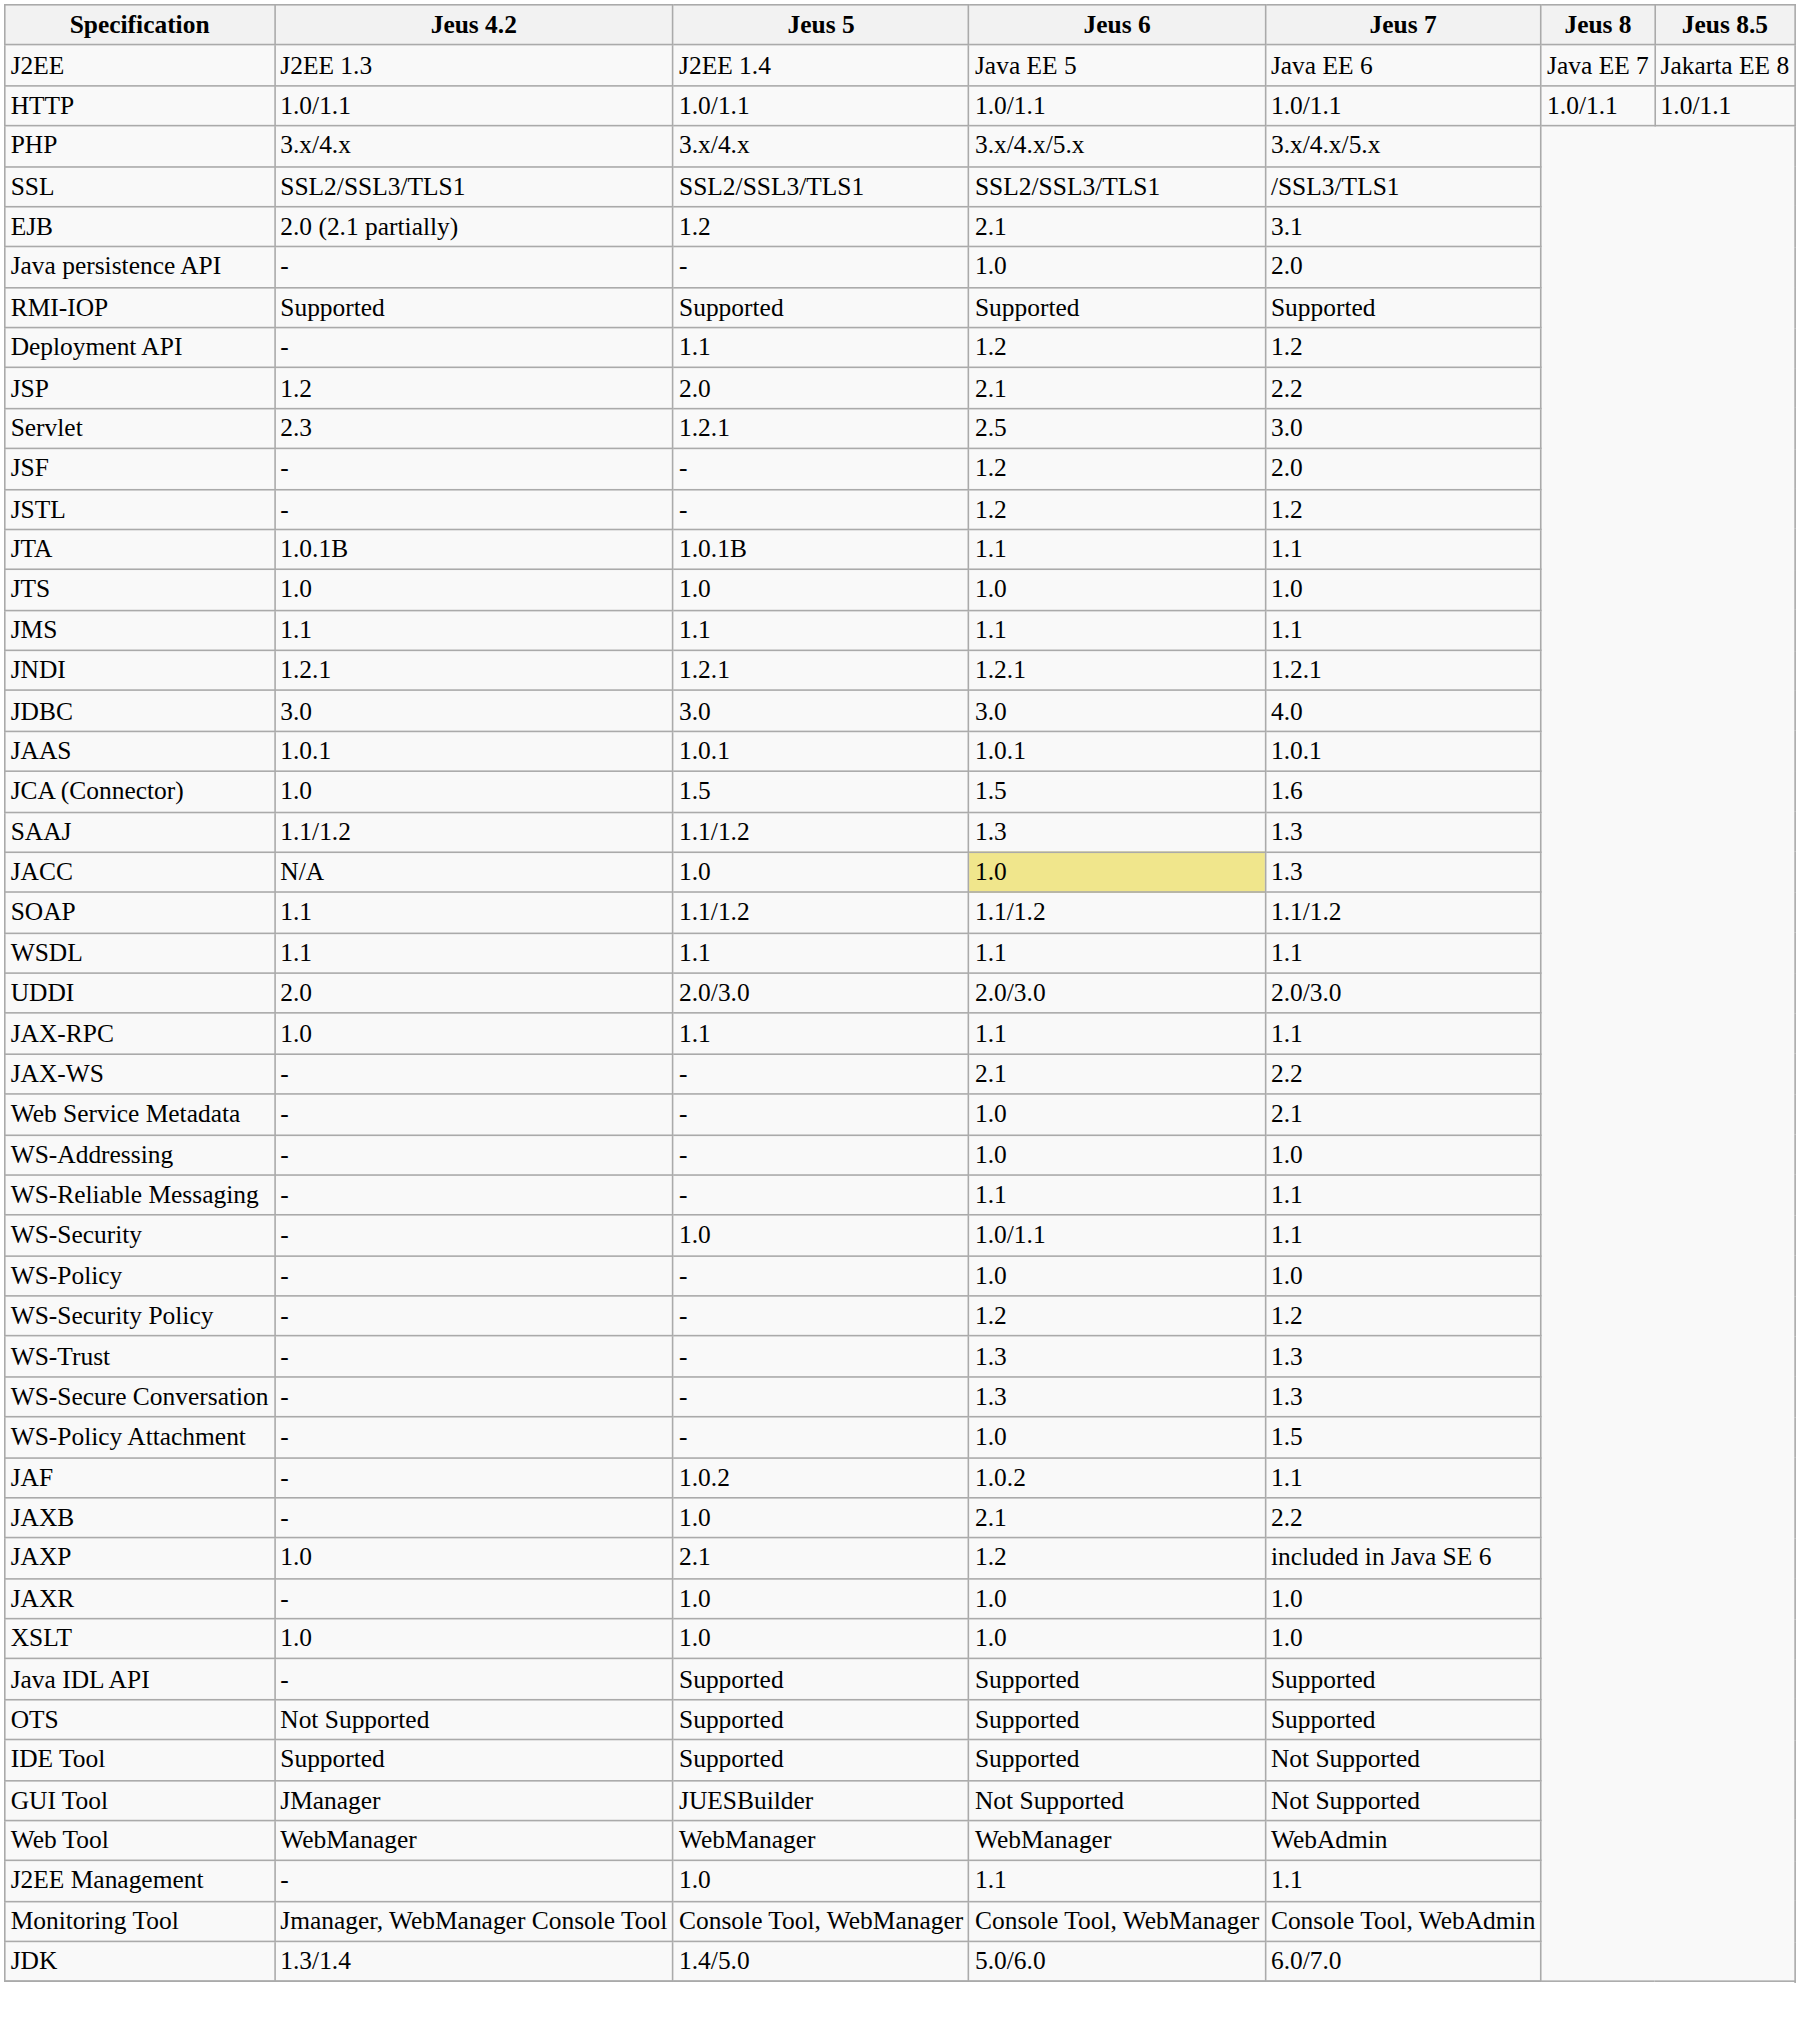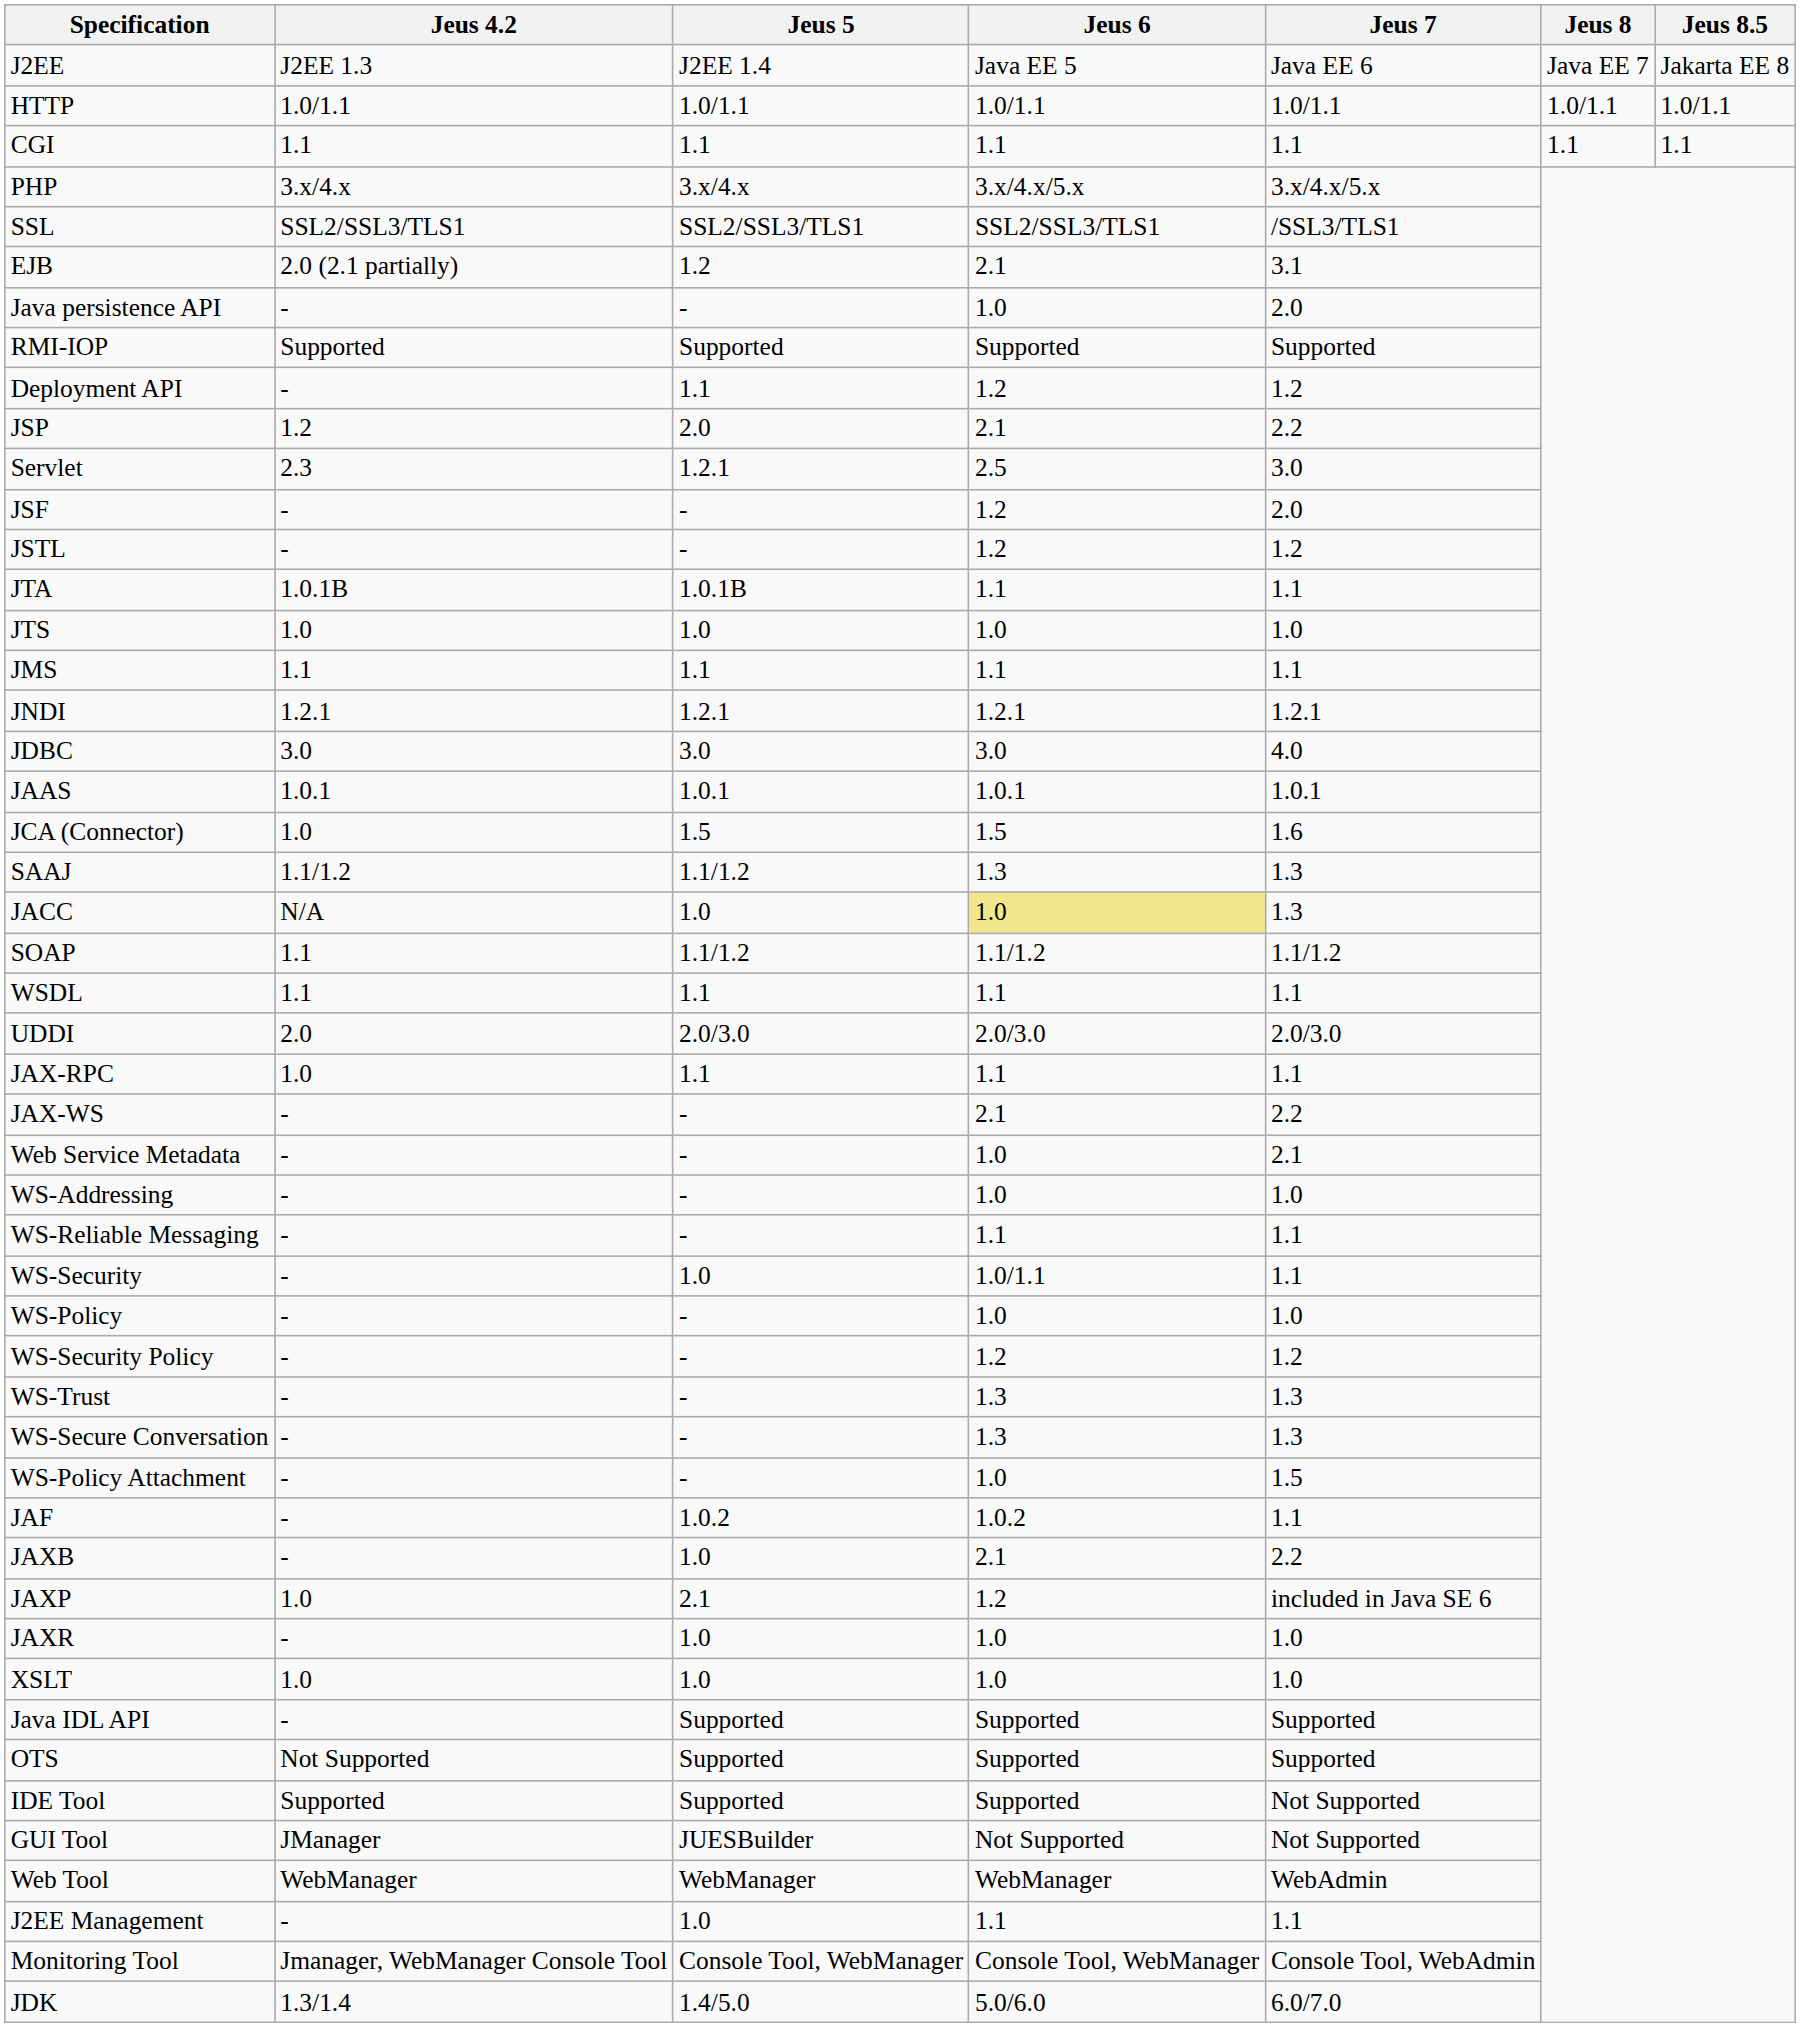+ row: (33, 145)
